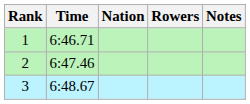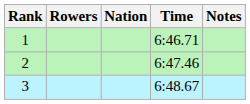columns swapped: (175, 16) <-> (72, 16)
